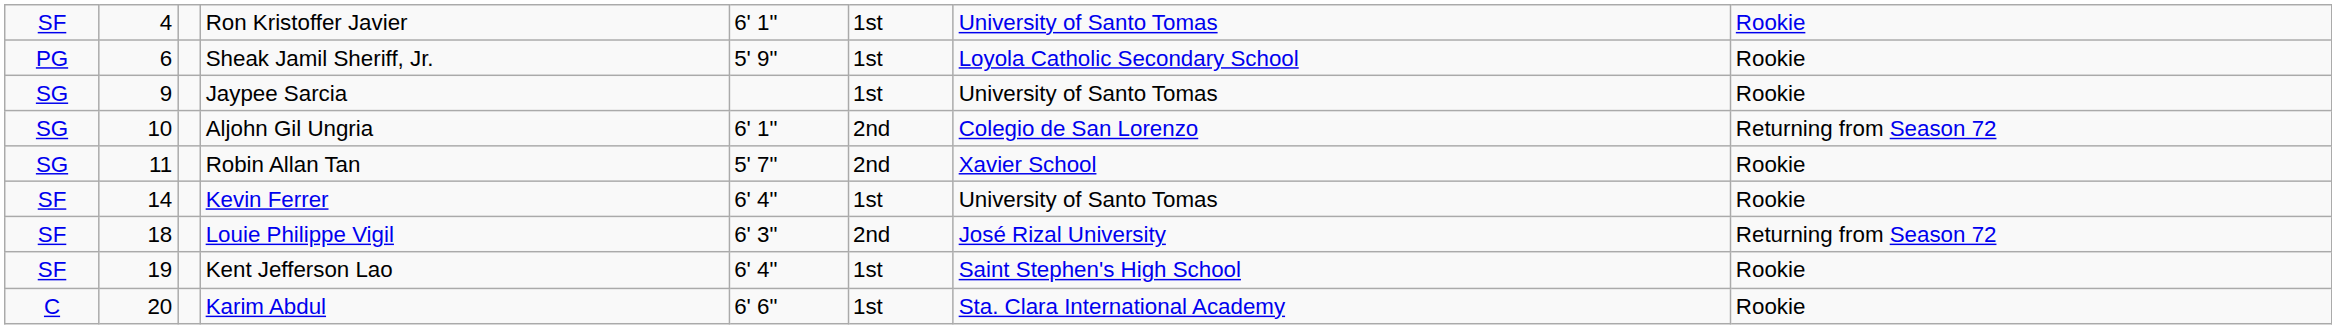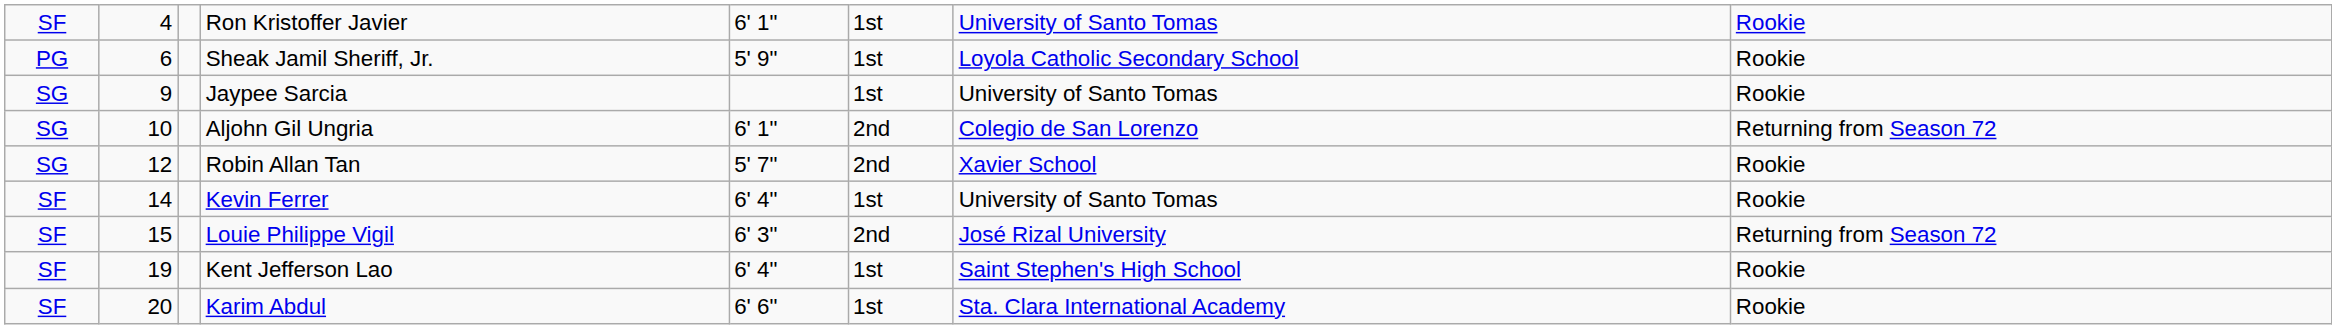(161, 164) 11 -> (160, 164) 12
(160, 235) 18 -> (160, 235) 15
(52, 306) C -> (52, 306) SF
